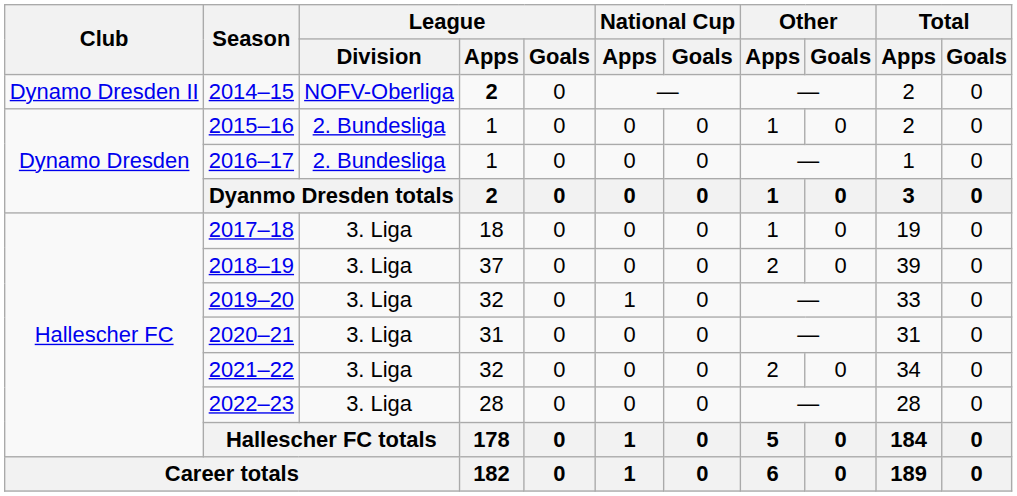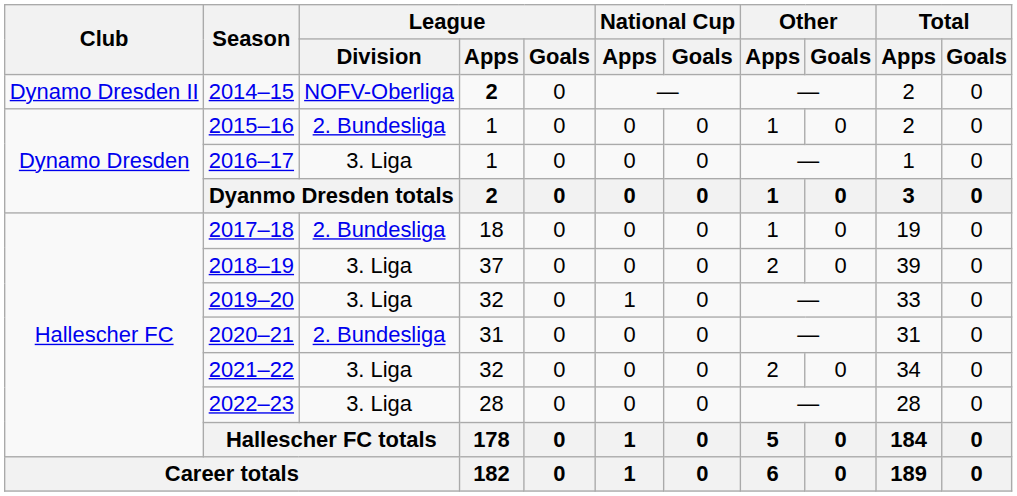(379, 160) 2. Bundesliga -> (379, 160) 3. Liga
(379, 230) 3. Liga -> (379, 230) 2. Bundesliga
(379, 334) 3. Liga -> (379, 334) 2. Bundesliga
